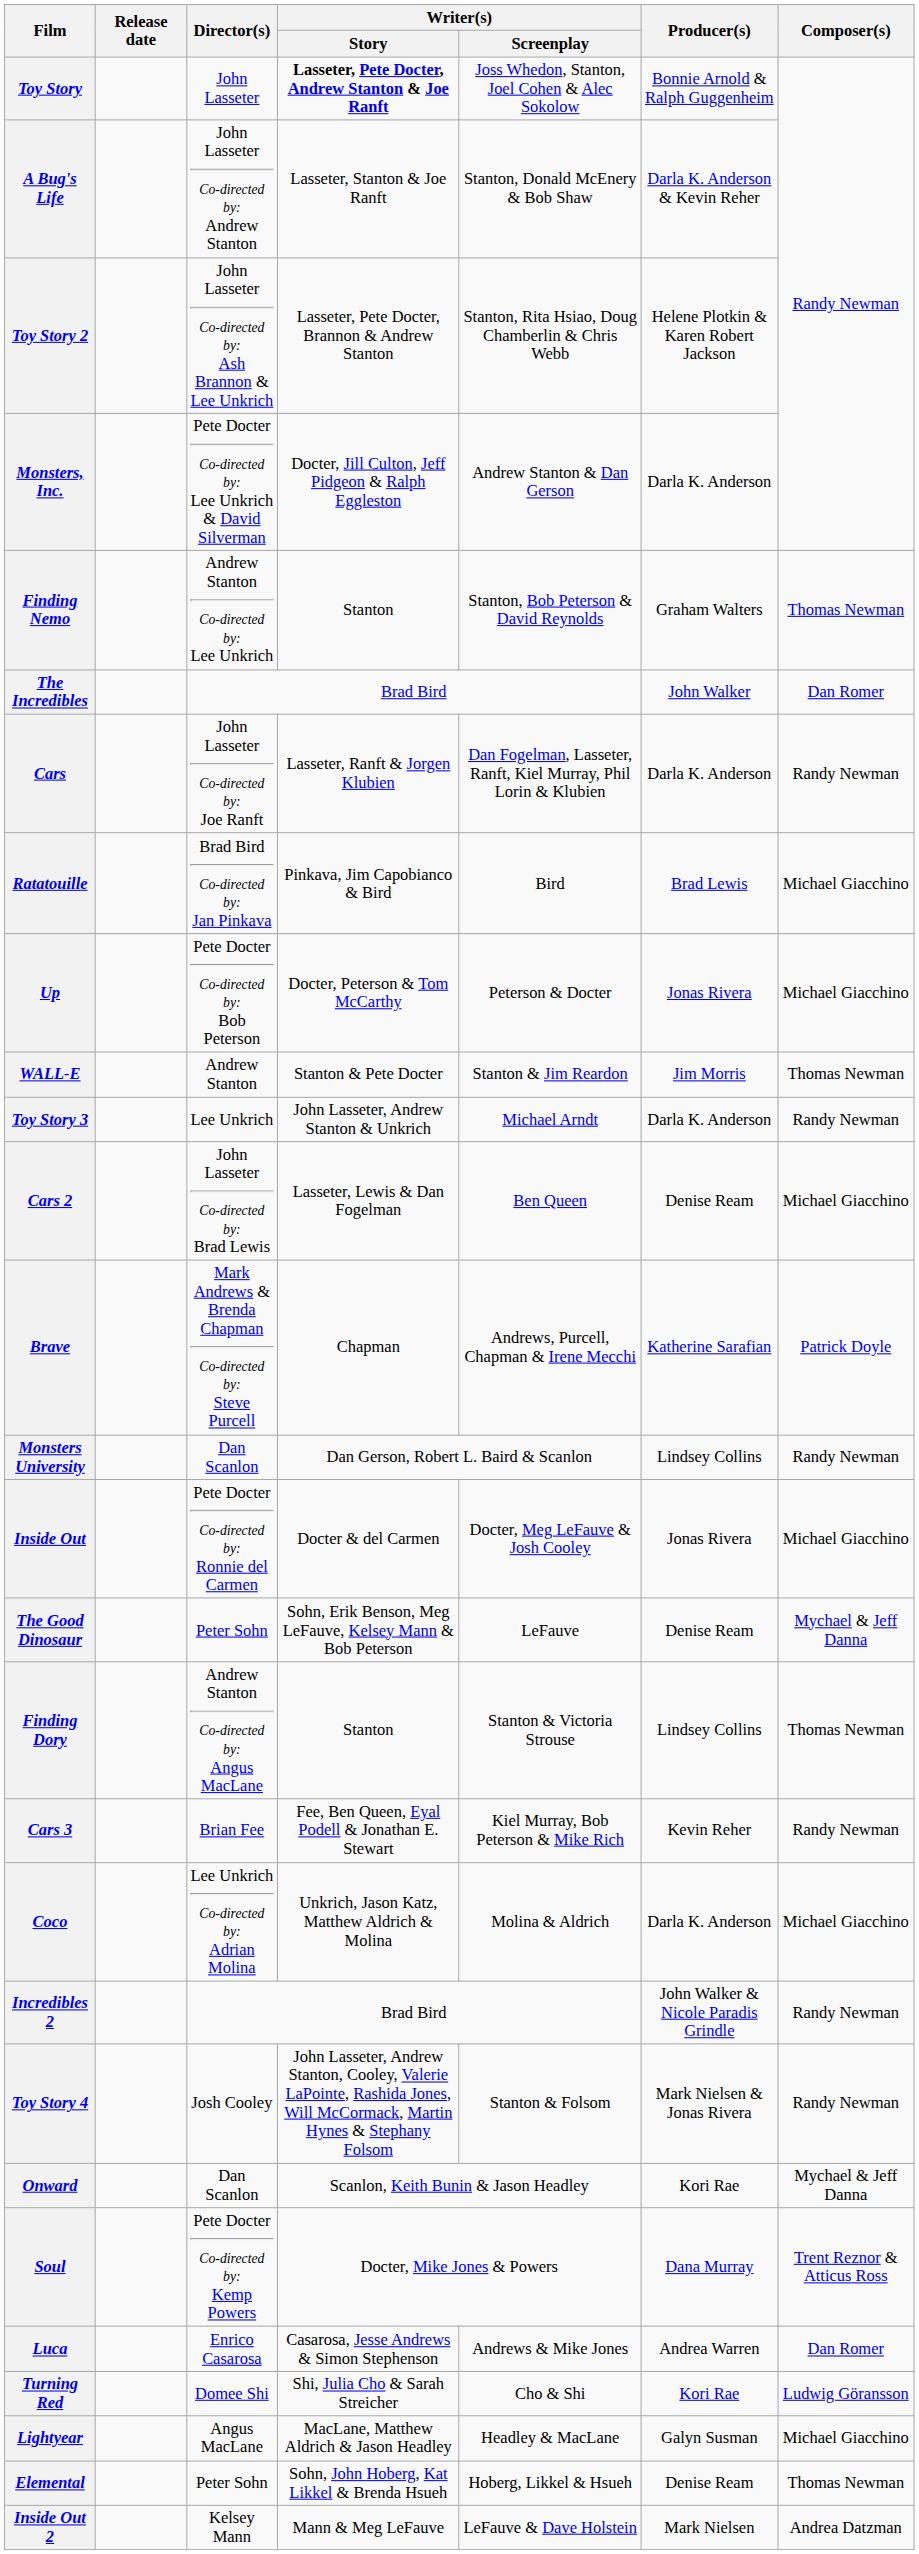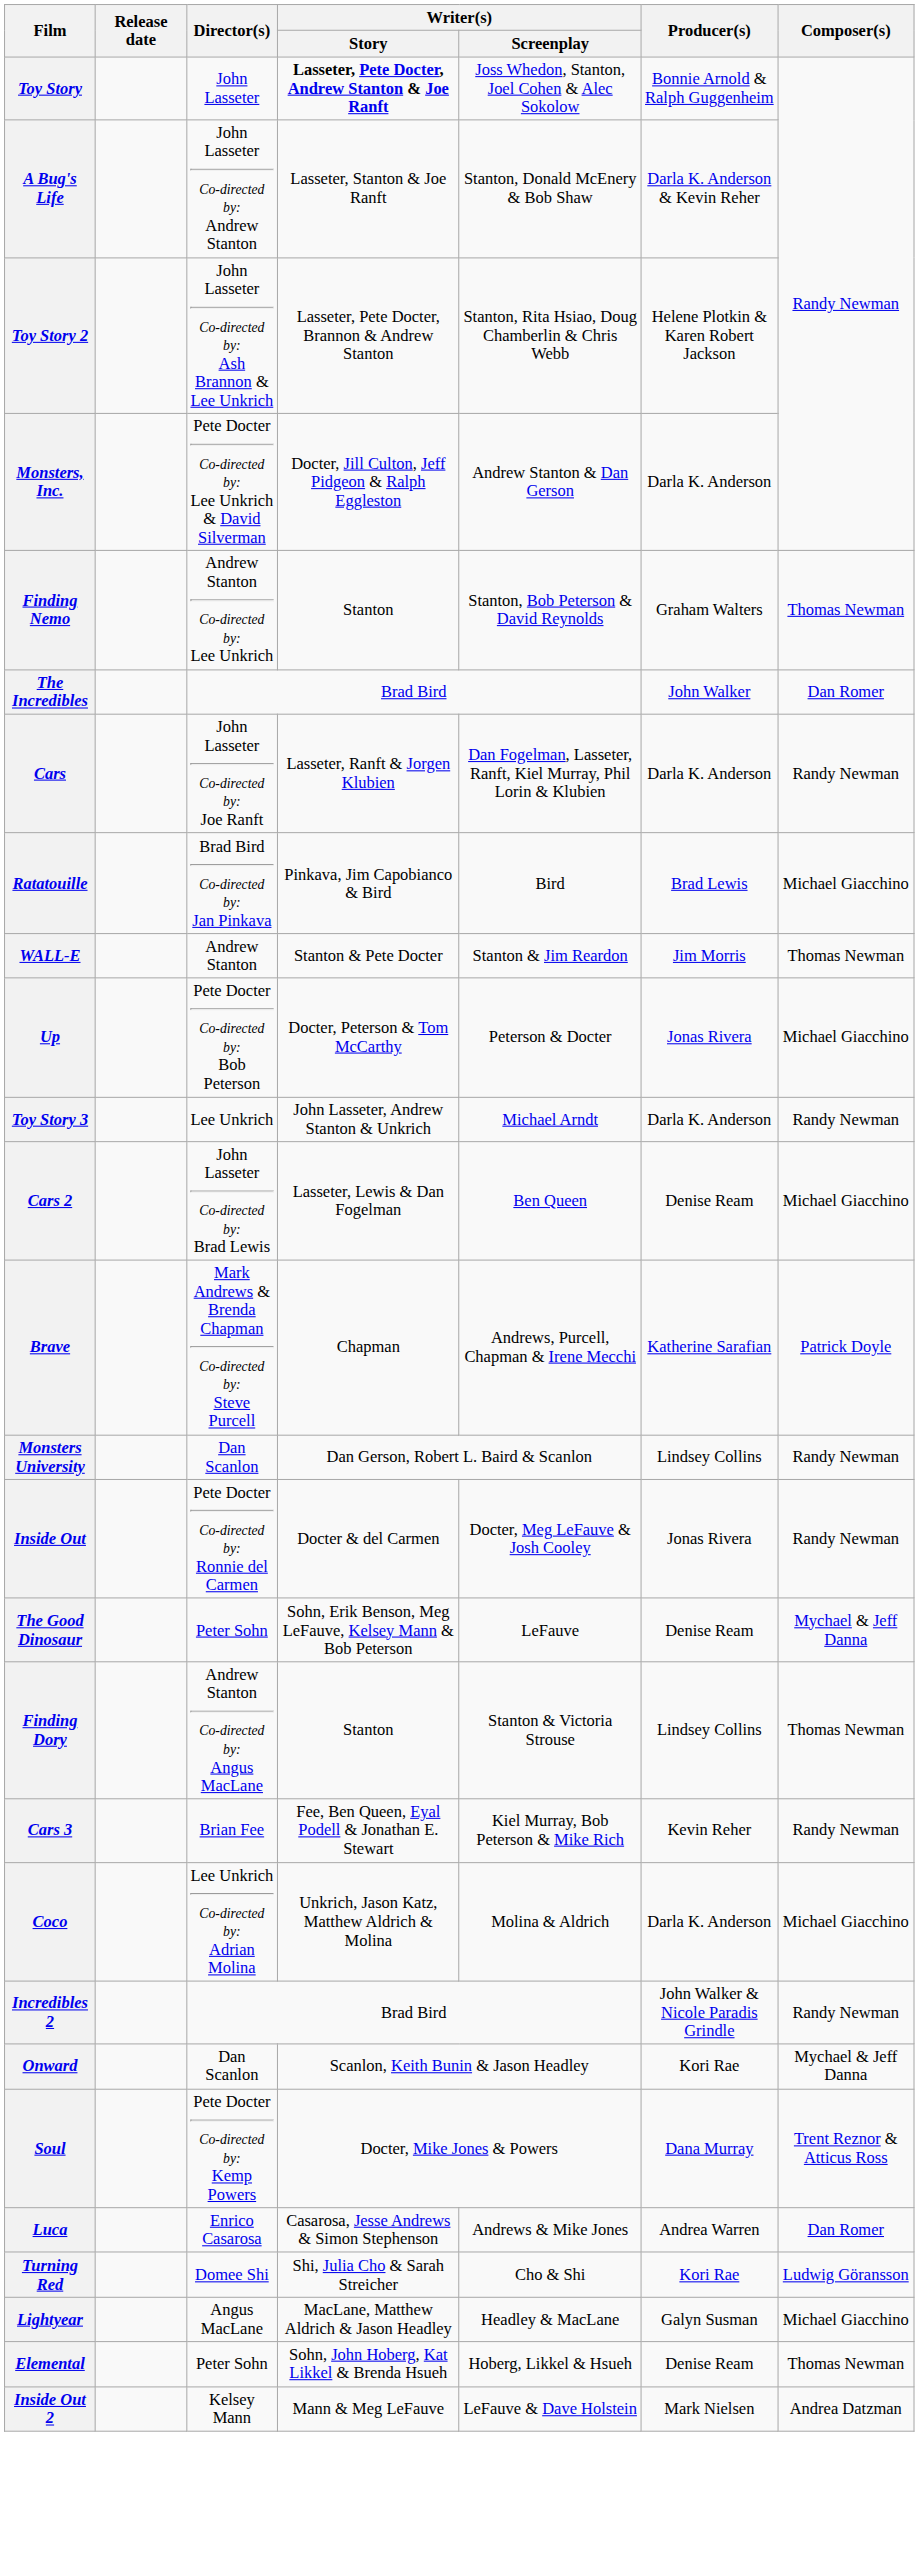rows swapped: (50, 1074) <-> (50, 992)
(846, 1538) Michael Giacchino -> (846, 1538) Randy Newman
- row: (50, 2103)
